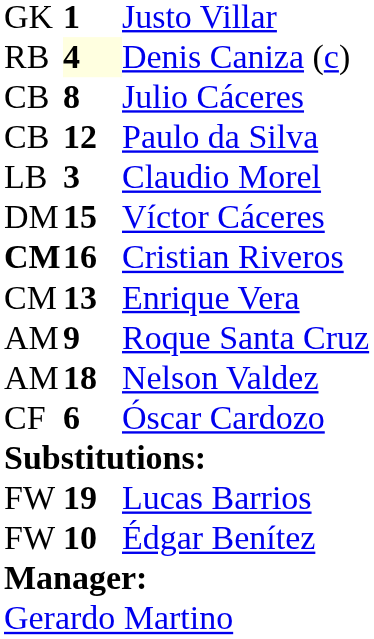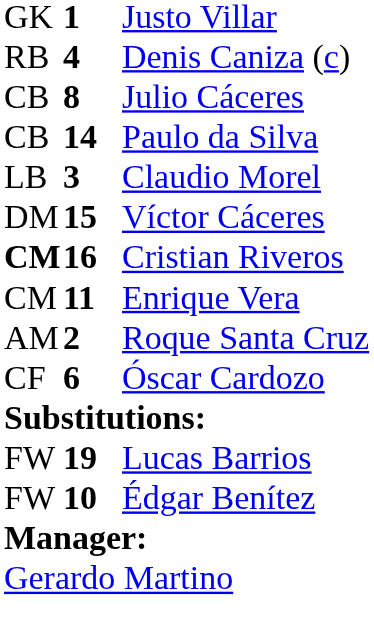(71, 56) lightyellow background -> (71, 56) no background
(80, 136) 12 -> (80, 136) 14
(80, 297) 13 -> (79, 297) 11
(71, 337) 9 -> (71, 337) 2
- row: (220, 377)
